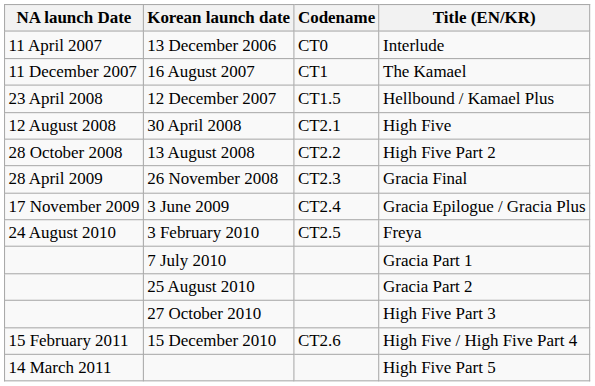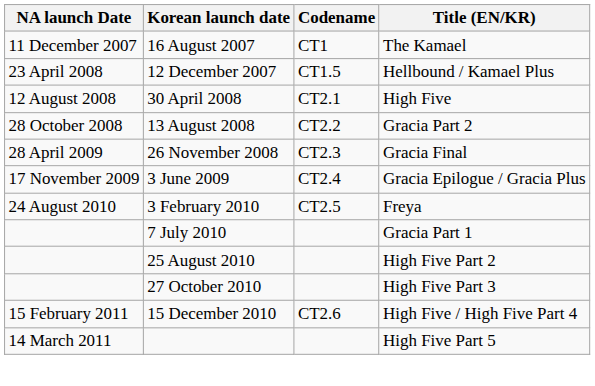- row: (212, 44)
(439, 152) High Five Part 2 -> (428, 125) Gracia Part 2
(428, 286) Gracia Part 2 -> (439, 260) High Five Part 2
